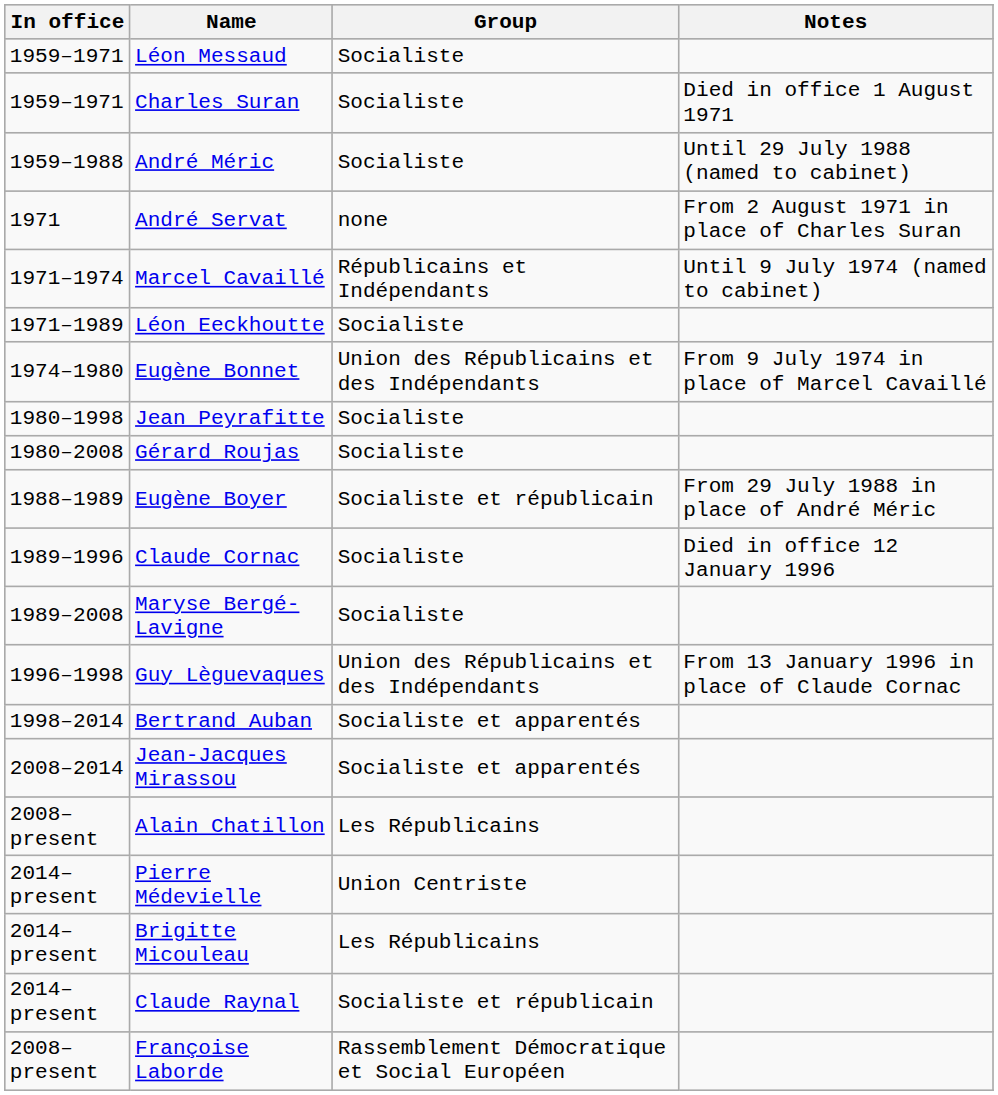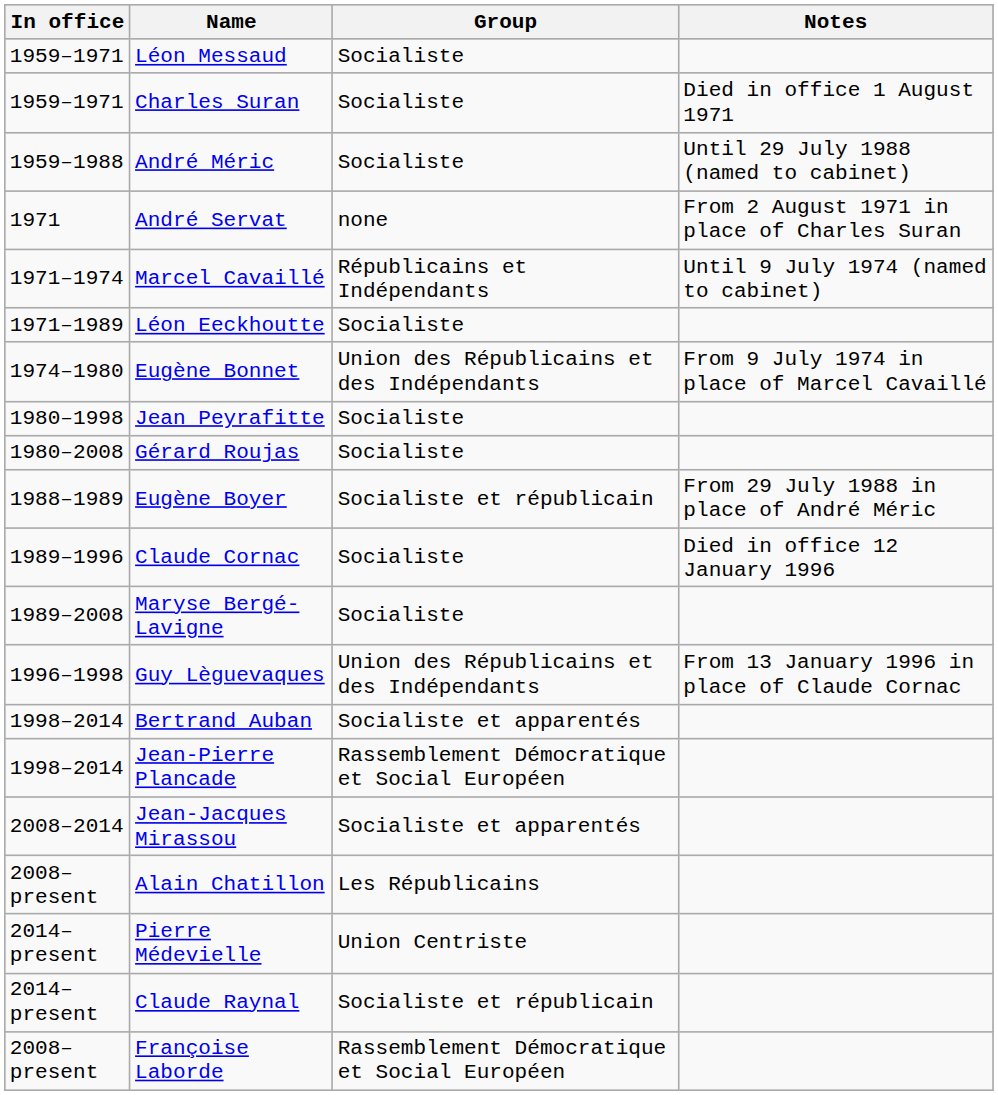+ row: (205, 768)
- row: (192, 944)
